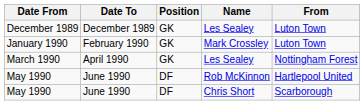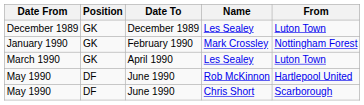columns swapped: (119, 12) <-> (179, 12)
(300, 44) Luton Town -> (316, 44) Nottingham Forest
(316, 60) Nottingham Forest -> (300, 60) Luton Town
